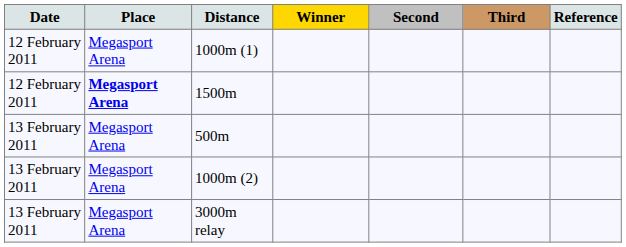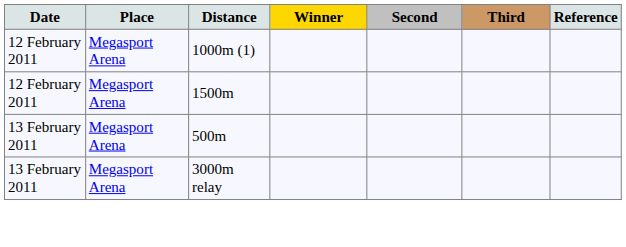(123, 93) bold -> (121, 93) normal
- row: (226, 178)
